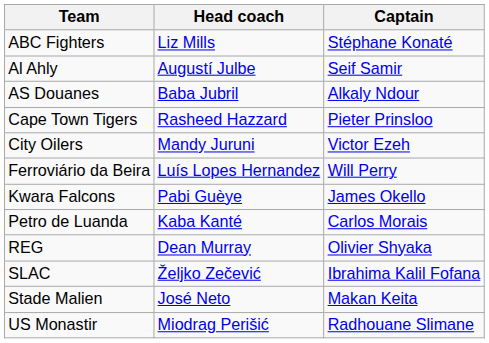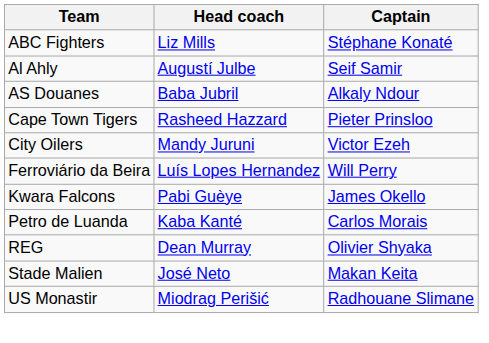- row: (29, 273)
